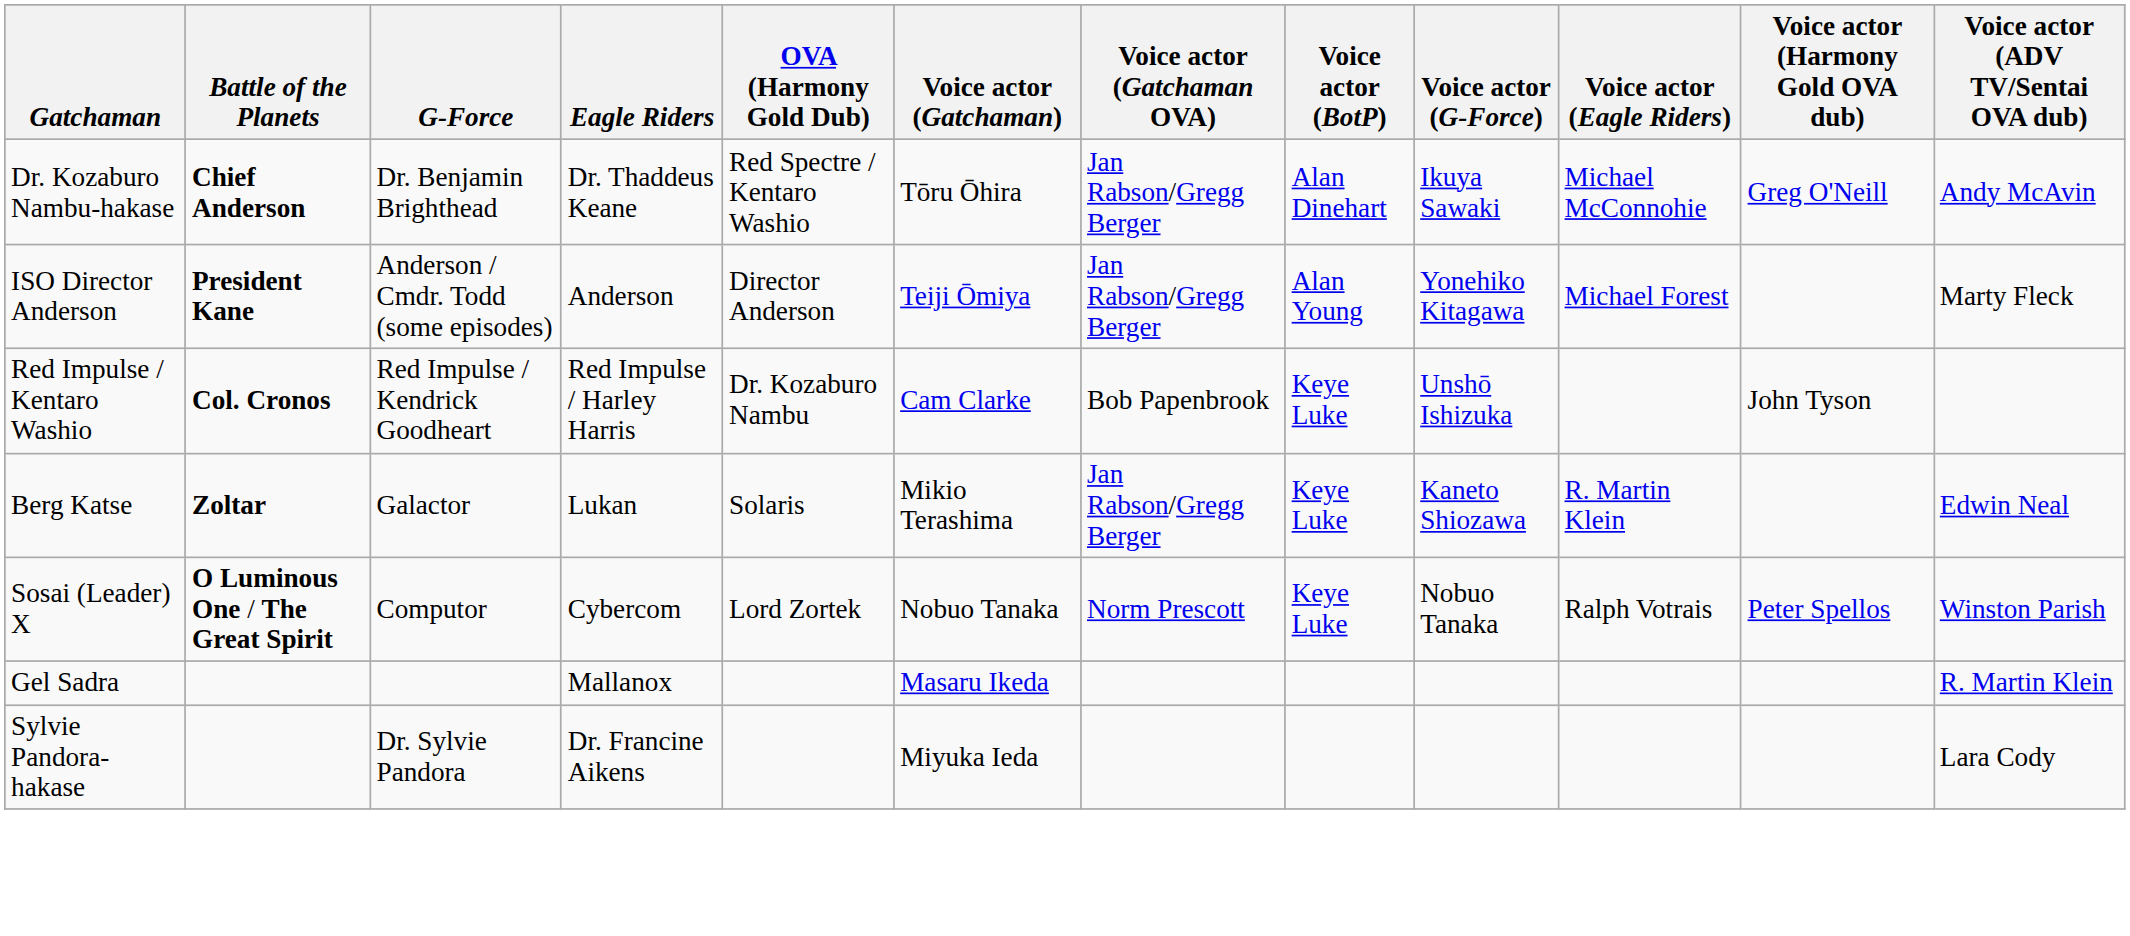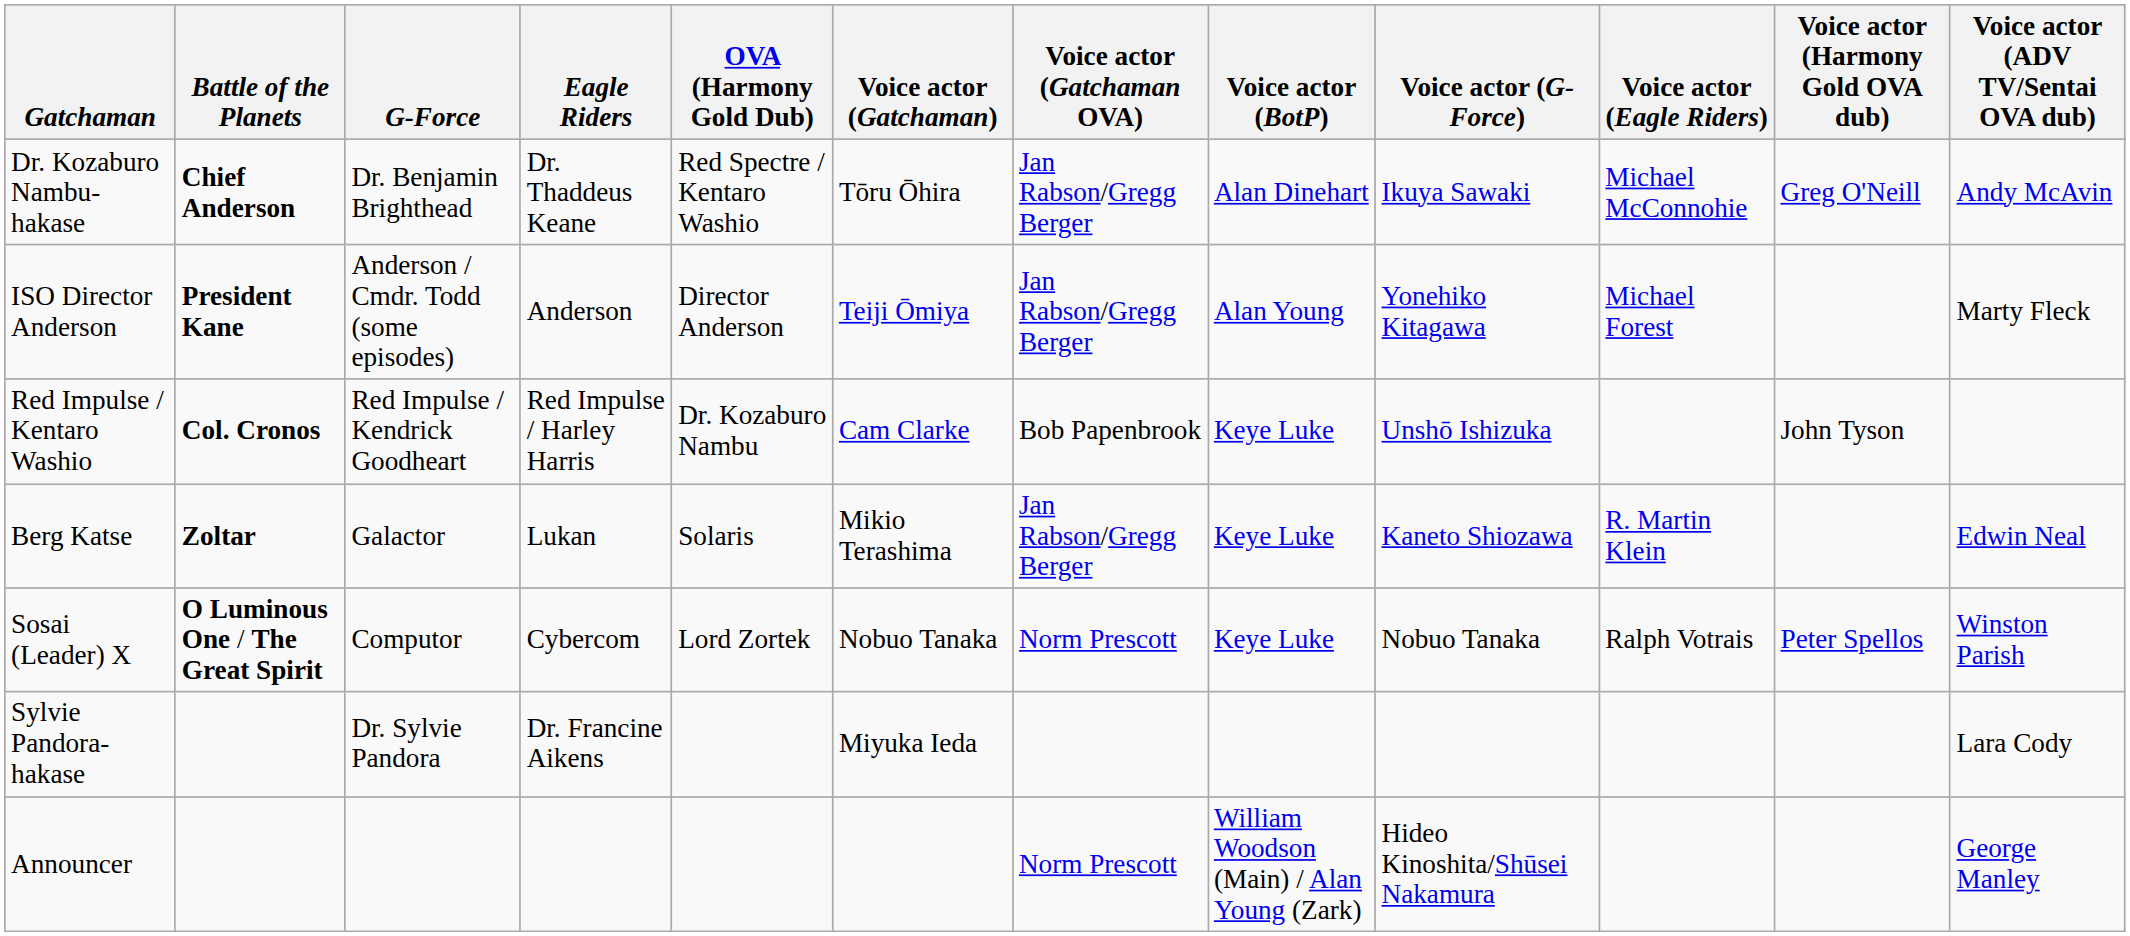- row: (65, 682)
+ row: (72, 863)
